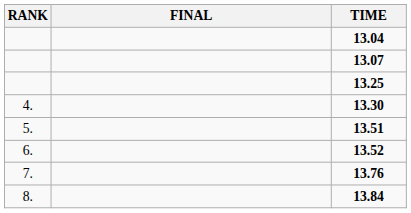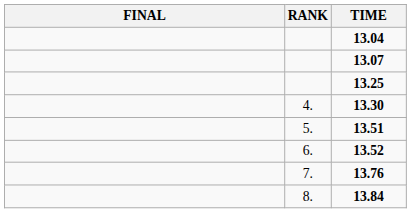columns swapped: (28, 16) <-> (191, 16)
